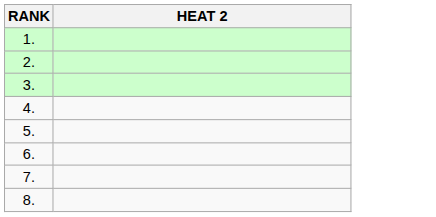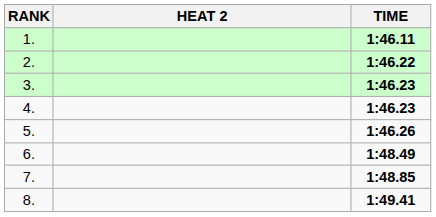+ column: (391, 16)
